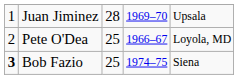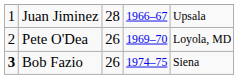(147, 16) 1969–70 -> (147, 16) 1966–67
(113, 39) 25 -> (113, 39) 26
(147, 39) 1966–67 -> (147, 39) 1969–70
(113, 62) 25 -> (113, 62) 26
